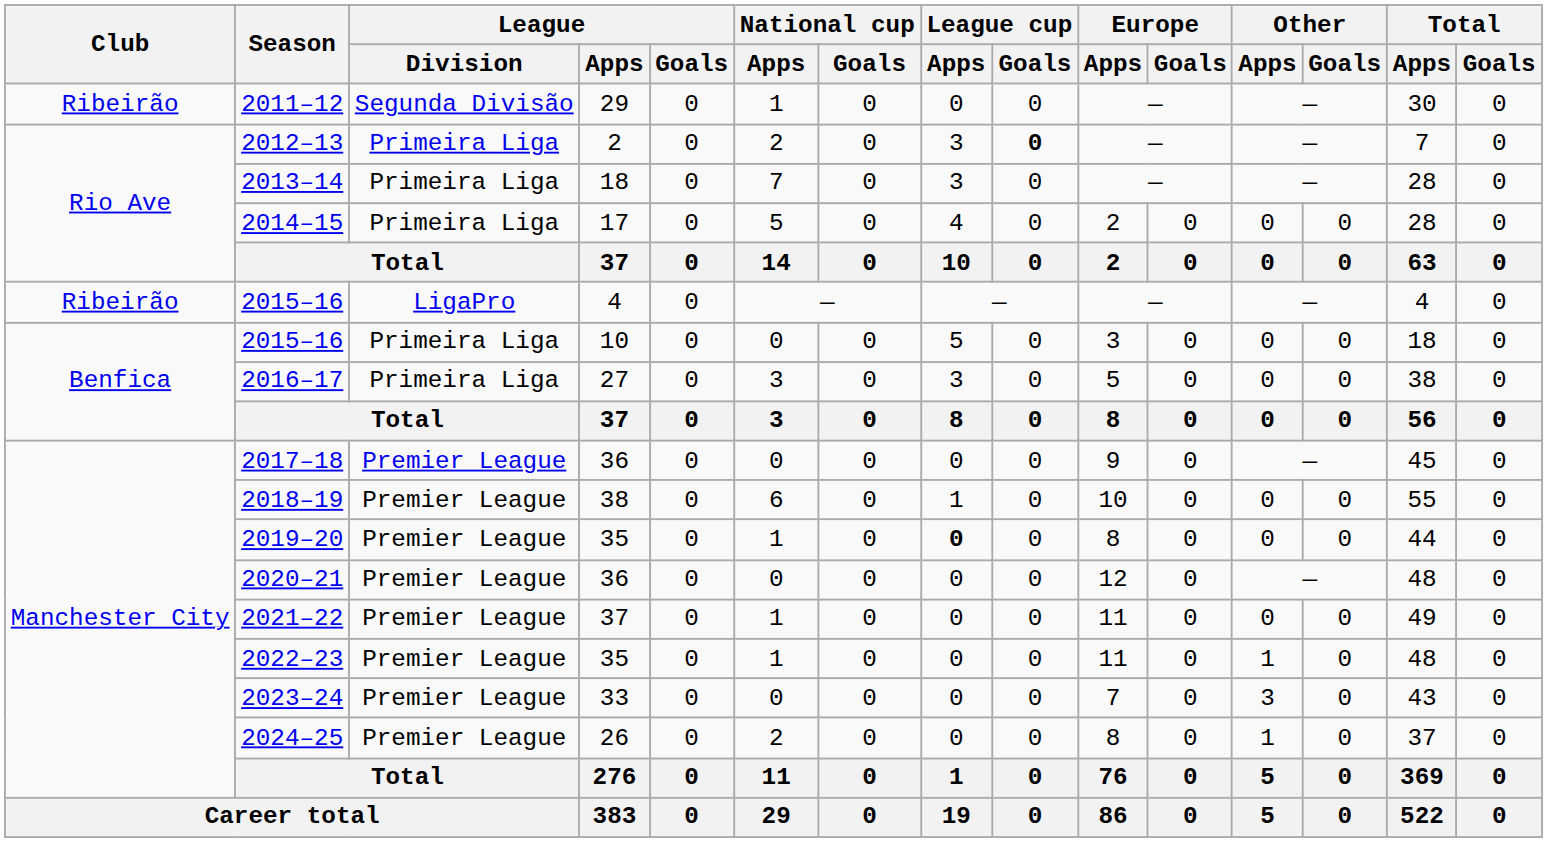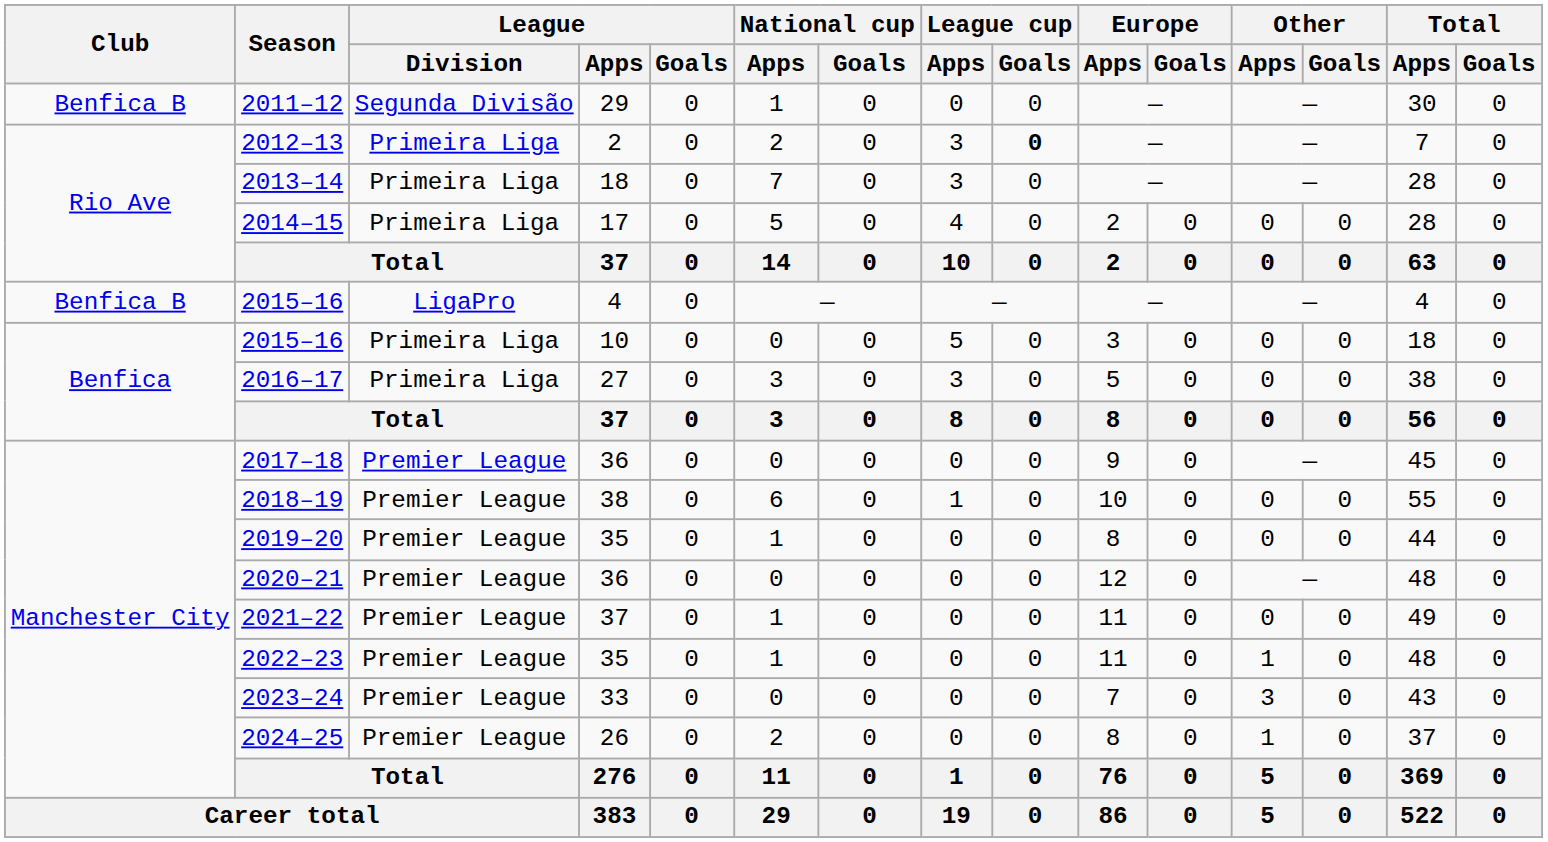(120, 104) Ribeirão -> (120, 104) Benfica B
(120, 302) Ribeirão -> (120, 302) Benfica B
(956, 540) bold -> (956, 540) normal
